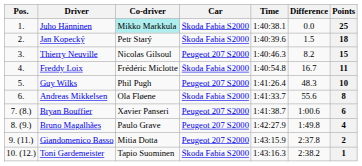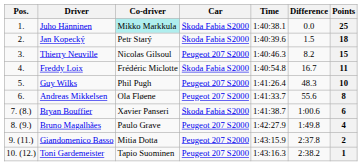(215, 97) Škoda Fabia S2000 -> (215, 97) Peugeot 207 S2000
(215, 111) Peugeot 207 S2000 -> (215, 111) Škoda Fabia S2000
(215, 154) Škoda Fabia S2000 -> (215, 154) Peugeot 207 S2000
